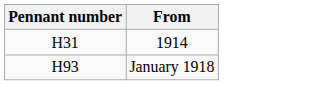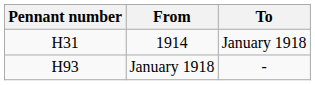+ column: (264, 17)
